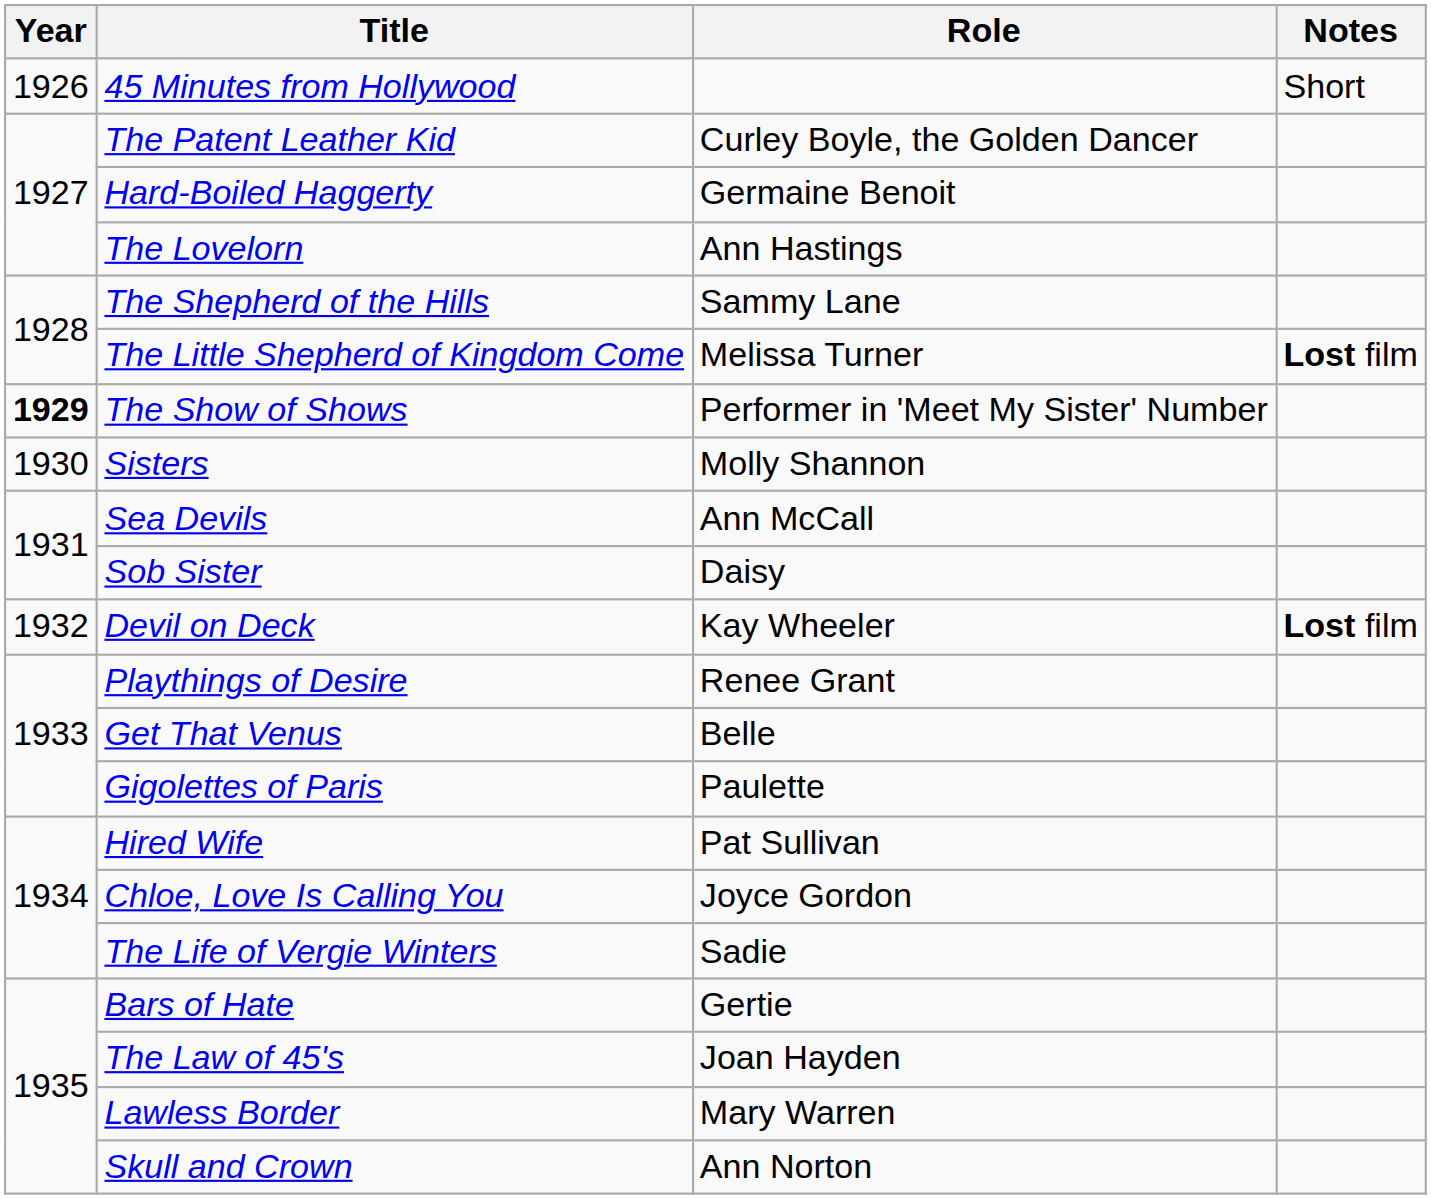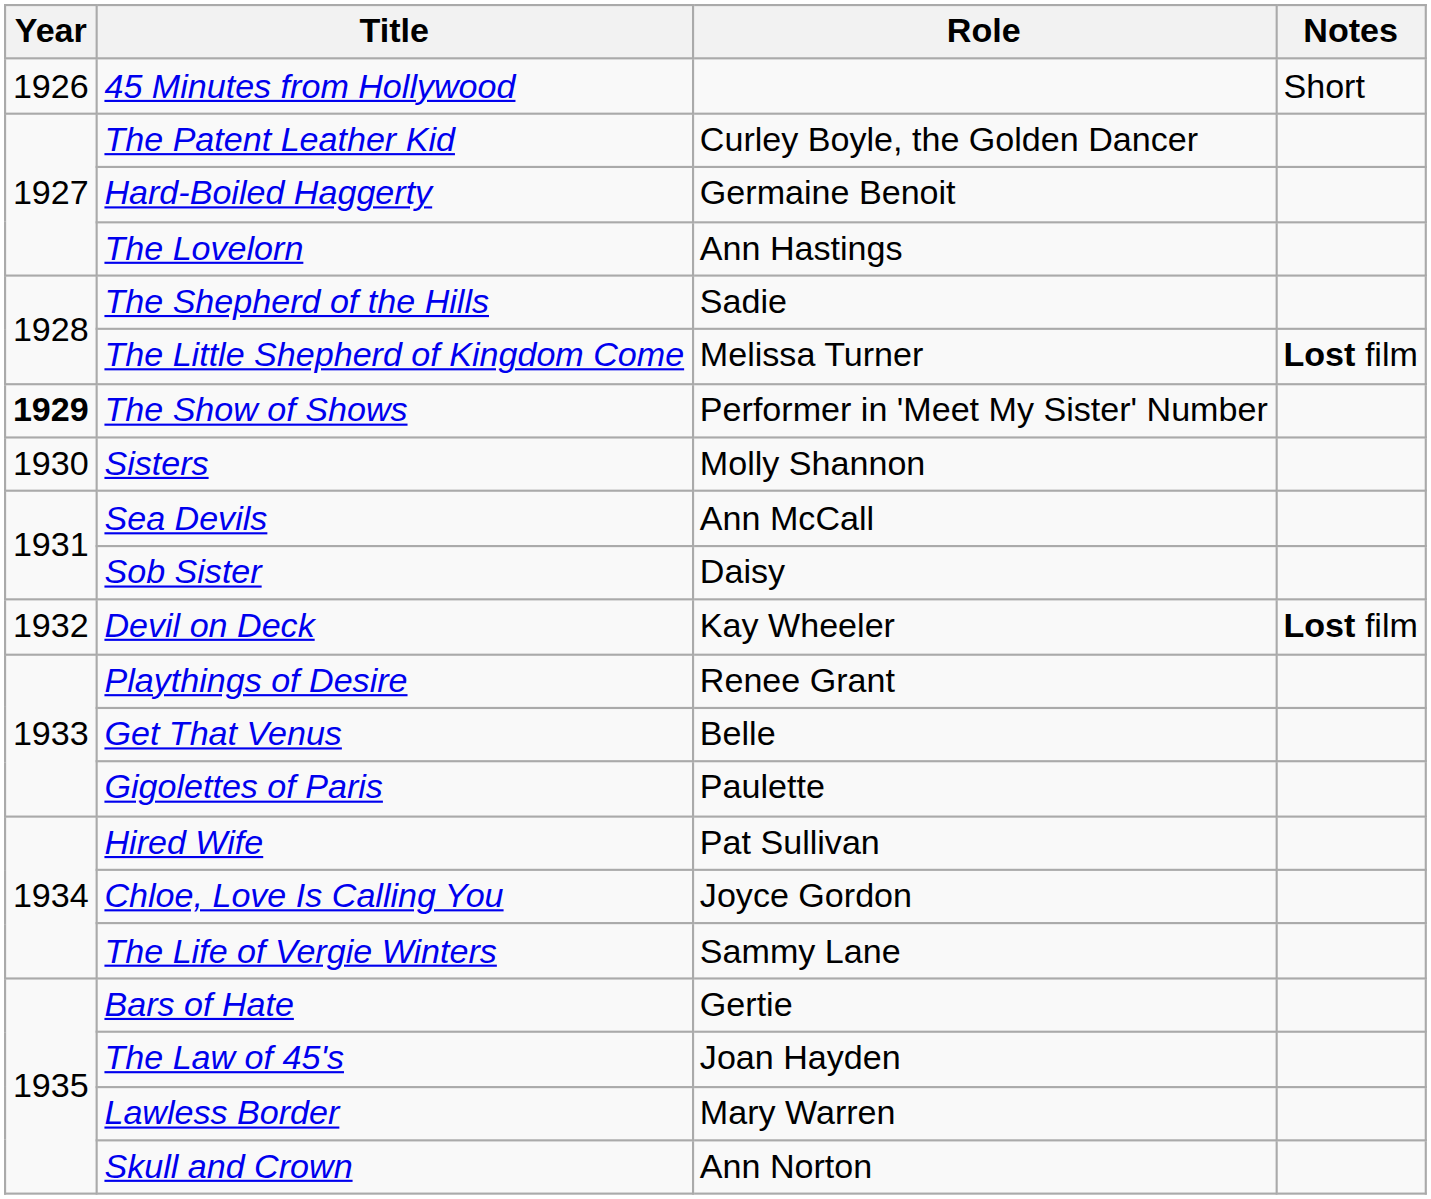(800, 301) Sammy Lane -> (743, 301) Sadie
(743, 950) Sadie -> (800, 950) Sammy Lane
